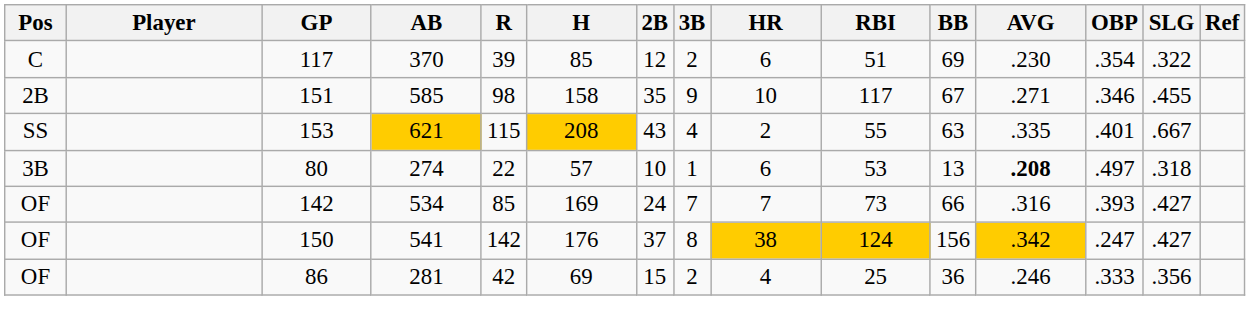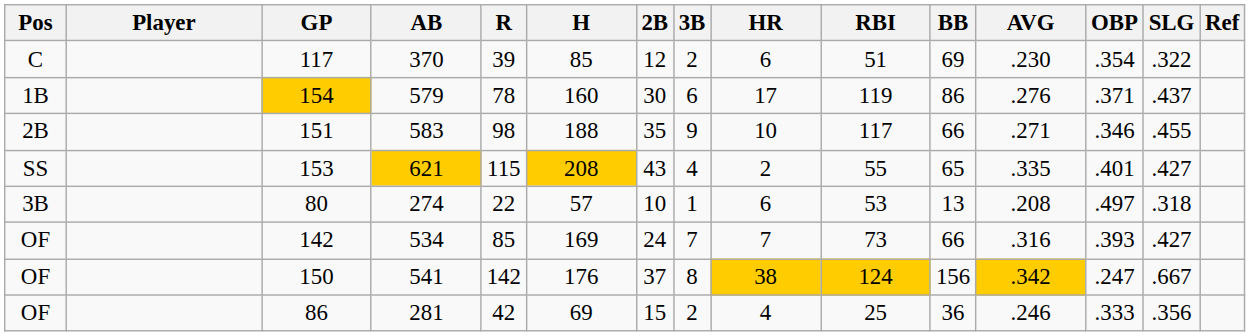+ row: (316, 95)
(426, 95) 585 -> (426, 131) 583
(581, 95) 158 -> (581, 131) 188
(953, 95) 67 -> (953, 131) 66
(953, 131) 63 -> (953, 167) 65
(1172, 131) .667 -> (1172, 167) .427
(1031, 167) bold -> (1031, 204) normal
(1172, 240) .427 -> (1172, 276) .667
